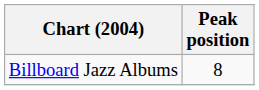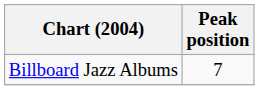(218, 69) 8 -> (218, 69) 7
